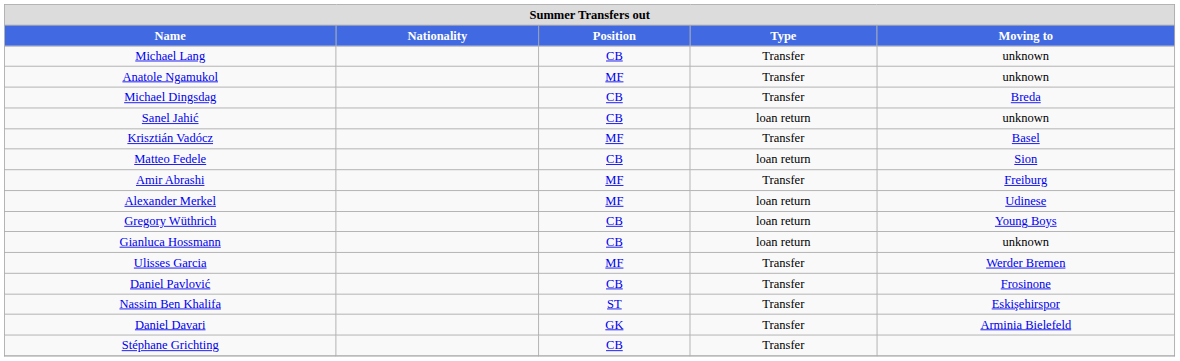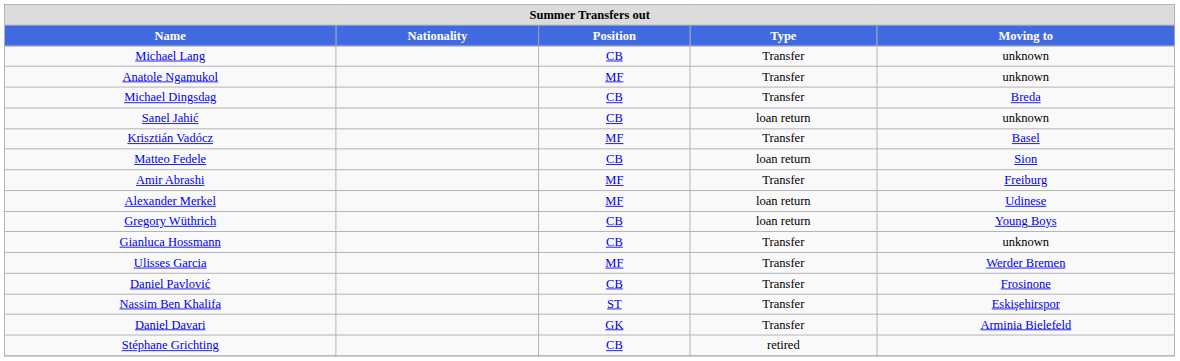(783, 242) loan return -> (783, 242) Transfer
(783, 345) Transfer -> (783, 345) retired
